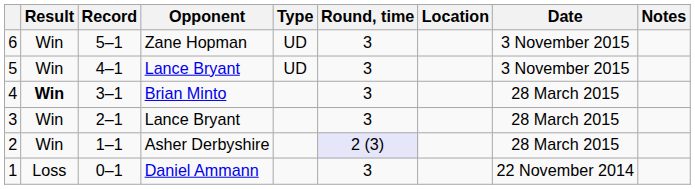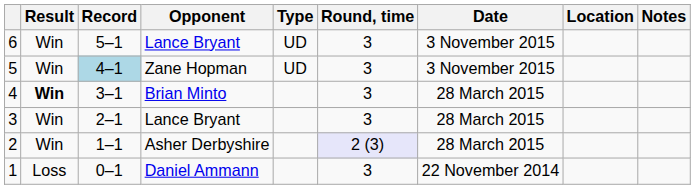columns swapped: (565, 17) <-> (455, 17)
(196, 42) Zane Hopman -> (192, 42) Lance Bryant
(109, 68) no background -> (109, 68) lightblue background
(192, 68) Lance Bryant -> (196, 68) Zane Hopman
